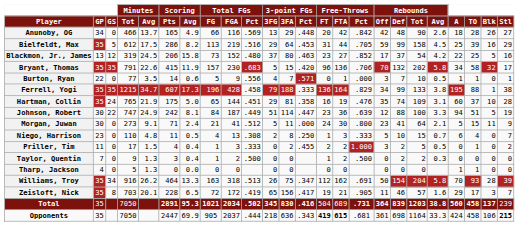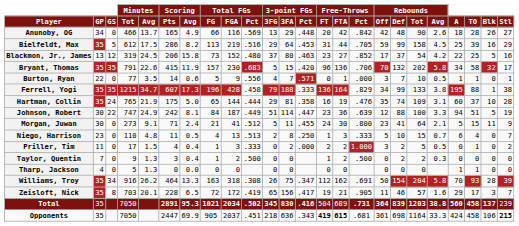(252, 101) .451 -> (252, 101) .444
(306, 124) .000 -> (306, 124) .455
(252, 136) .308 -> (252, 136) .513
(306, 147) .455 -> (306, 147) .000
(252, 181) .513 -> (252, 181) .308
(252, 216) .444 -> (252, 216) .451
